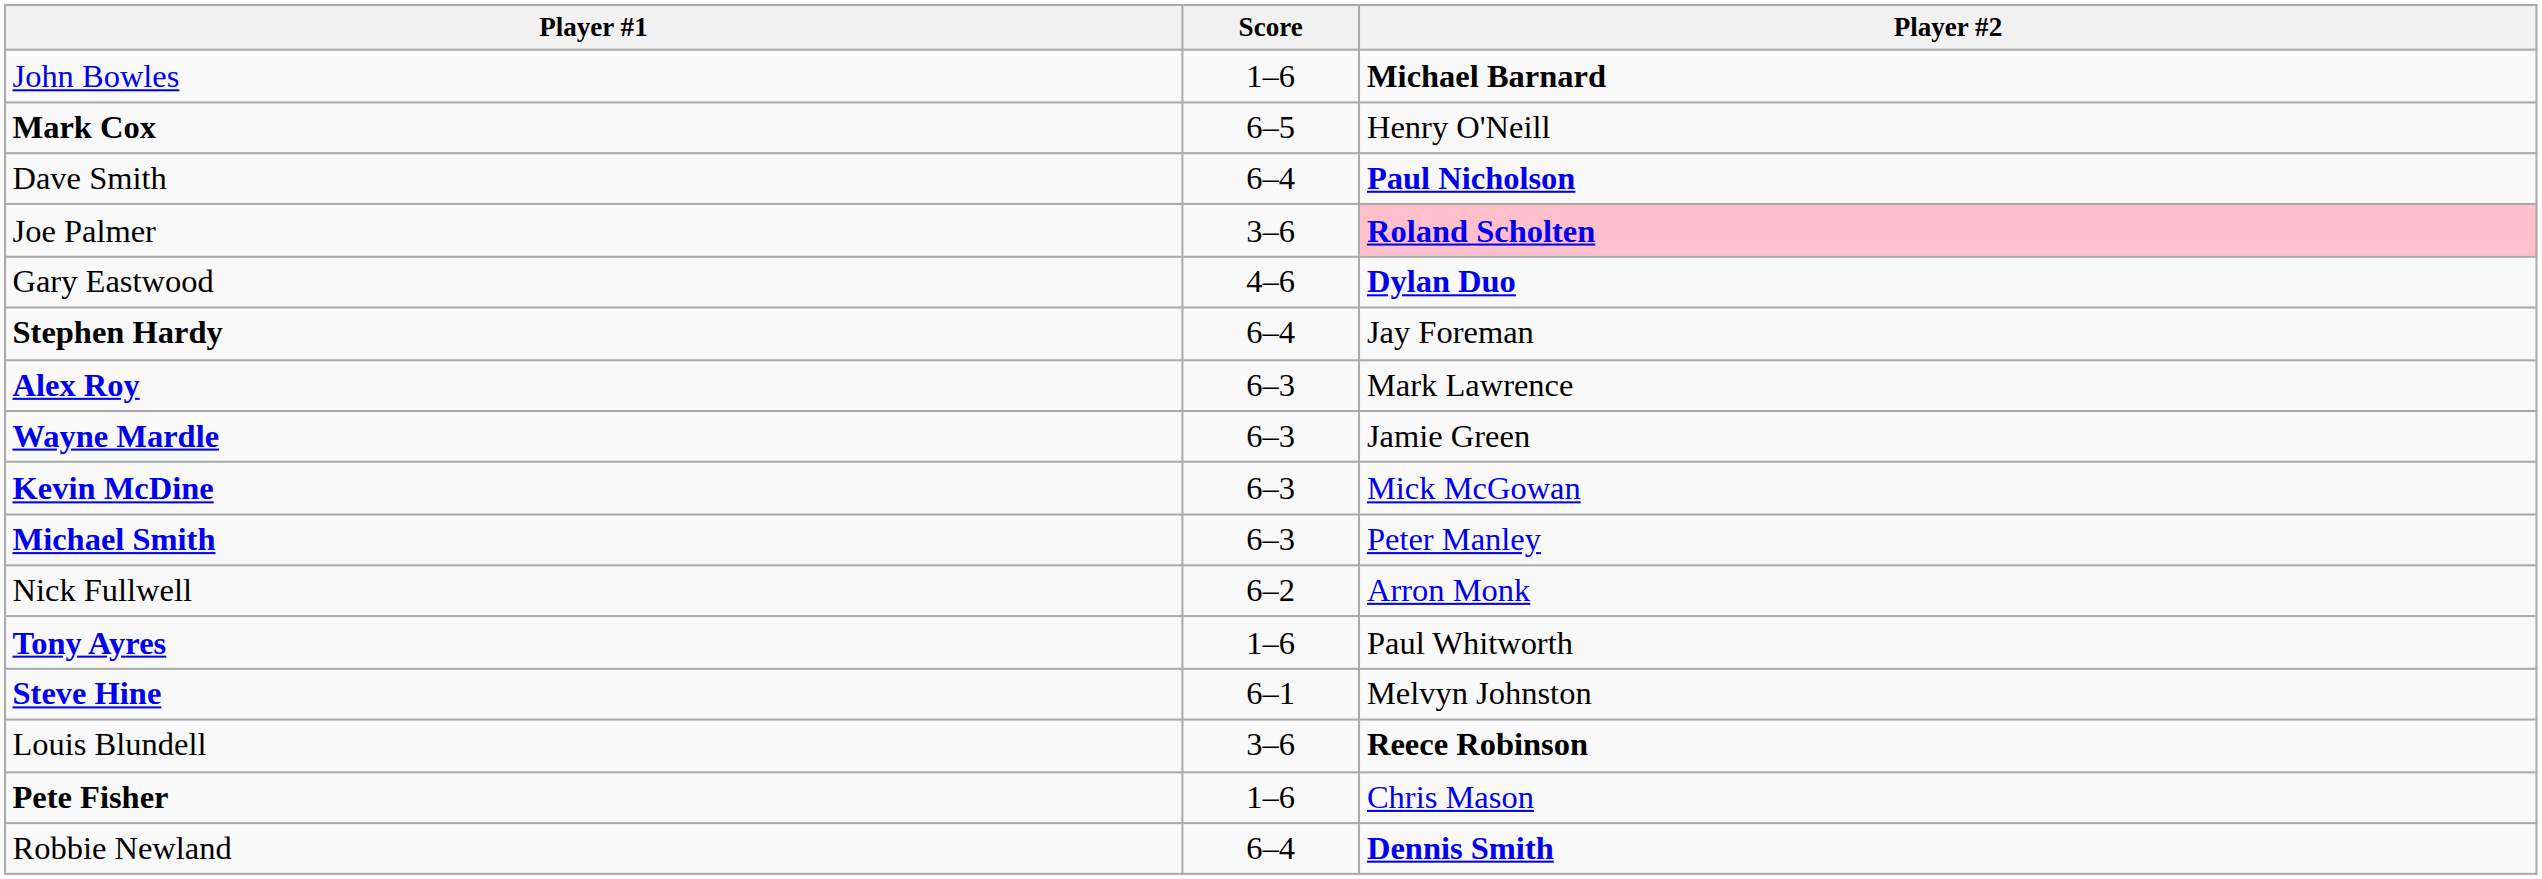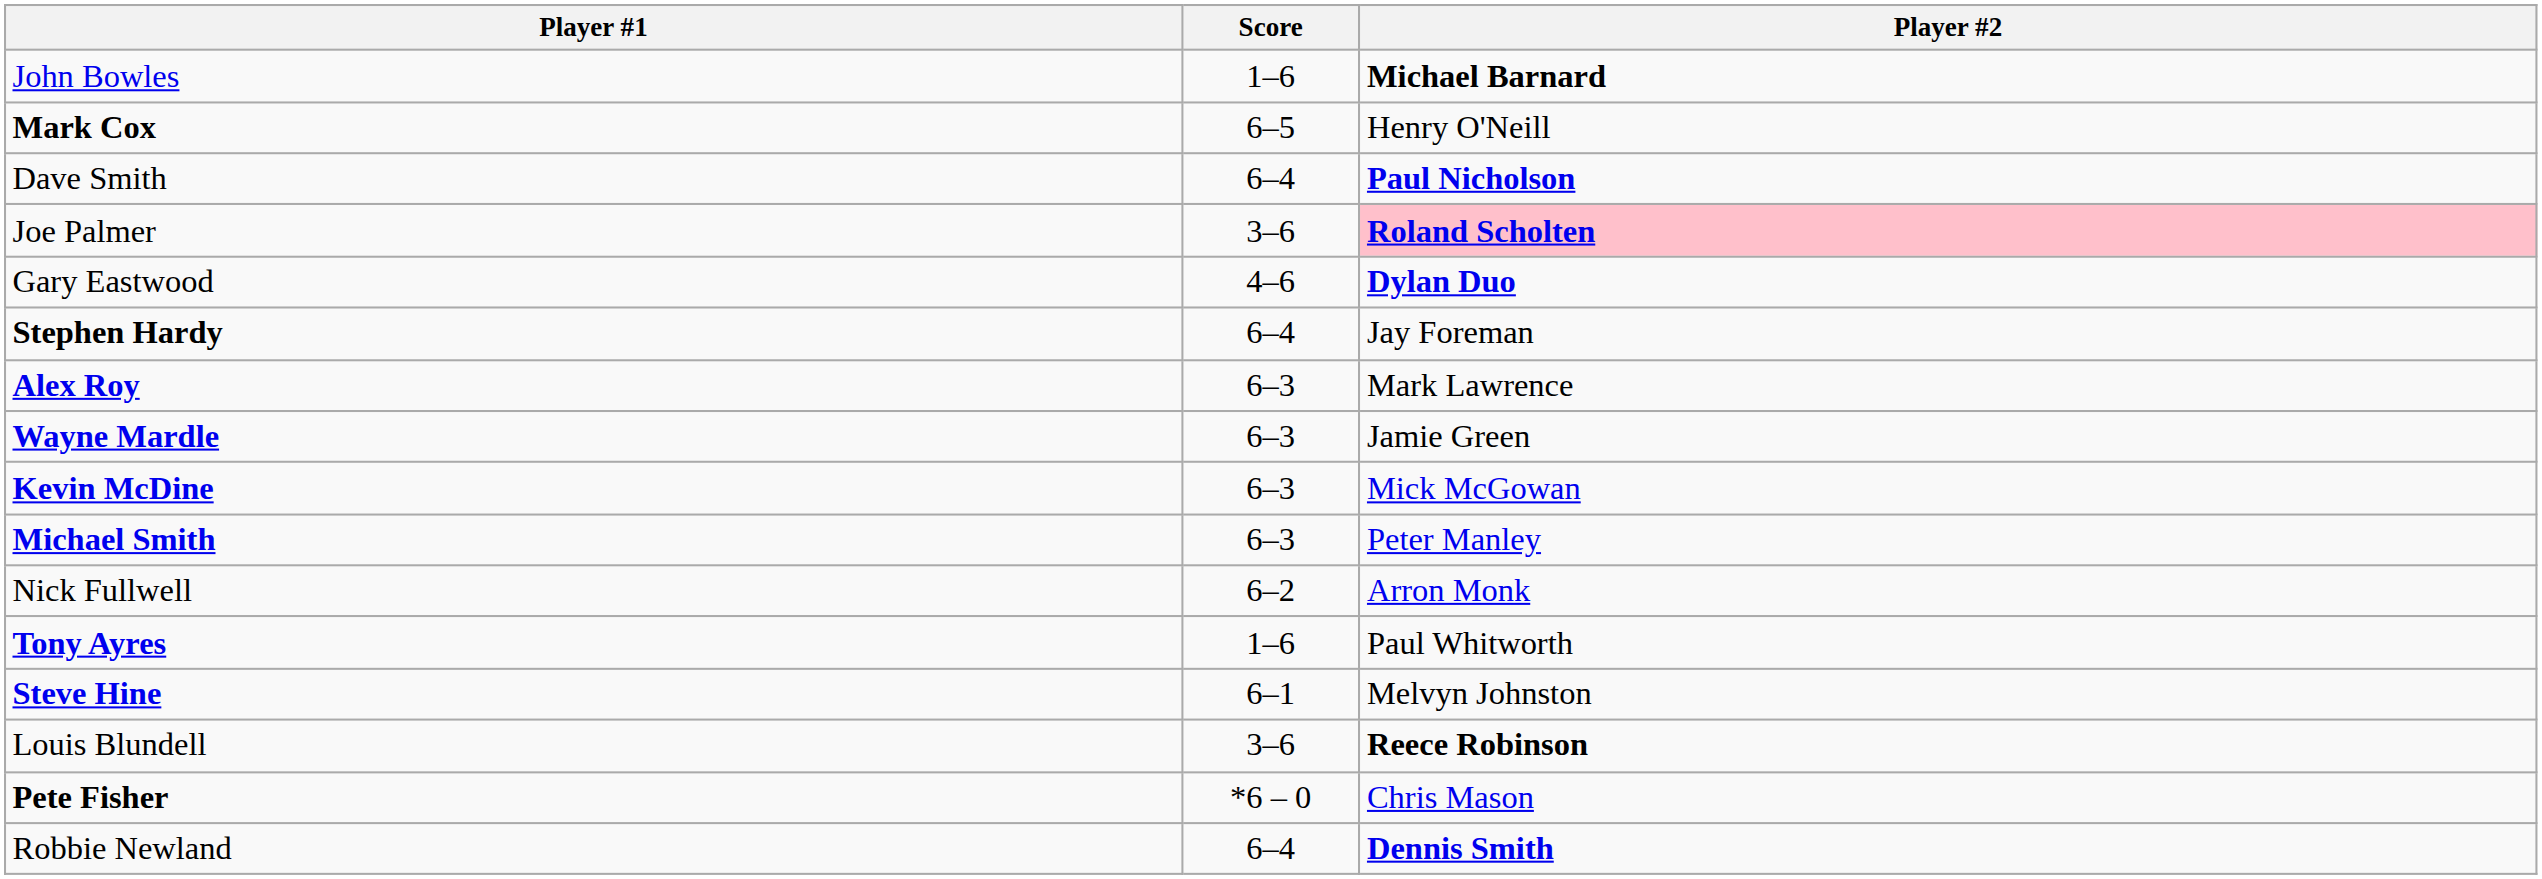(1271, 796) 1–6 -> (1271, 796) *6 – 0
